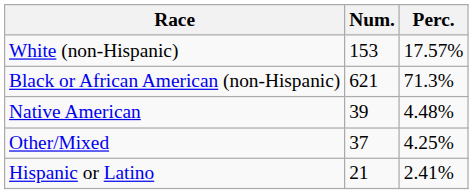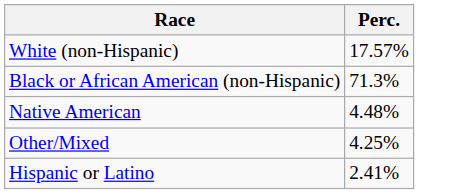- column: (372, 19)
